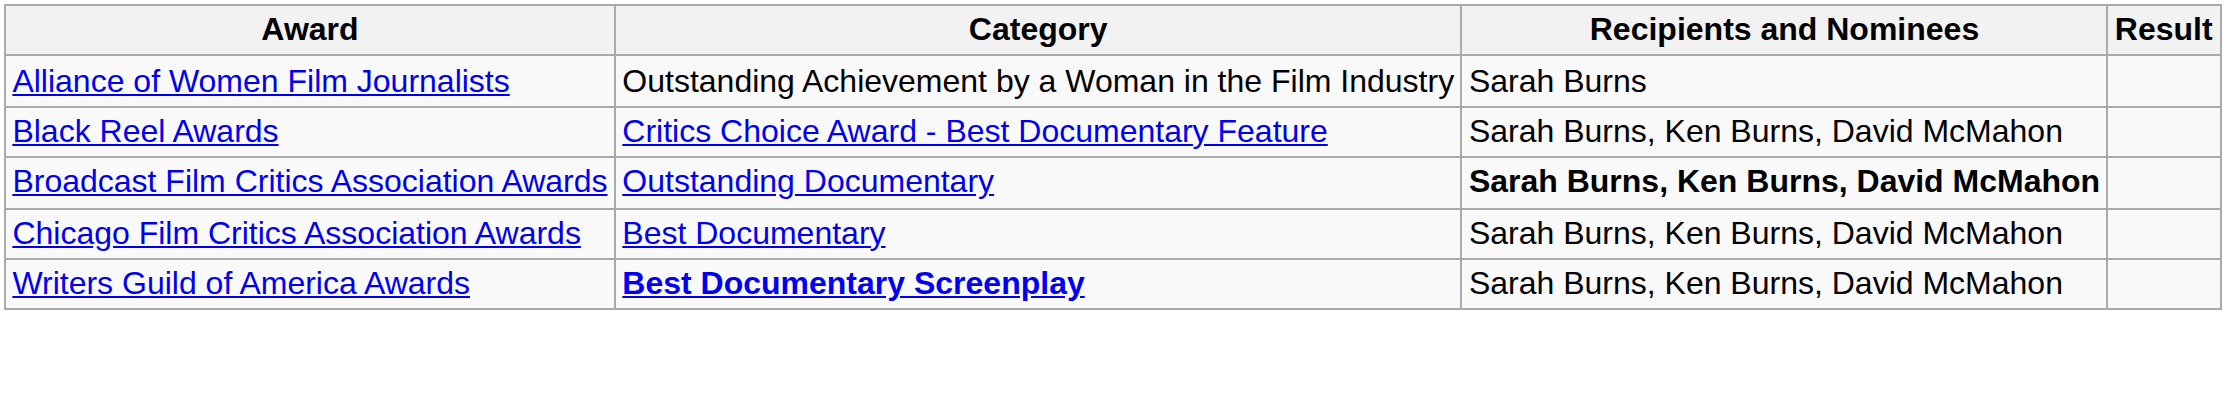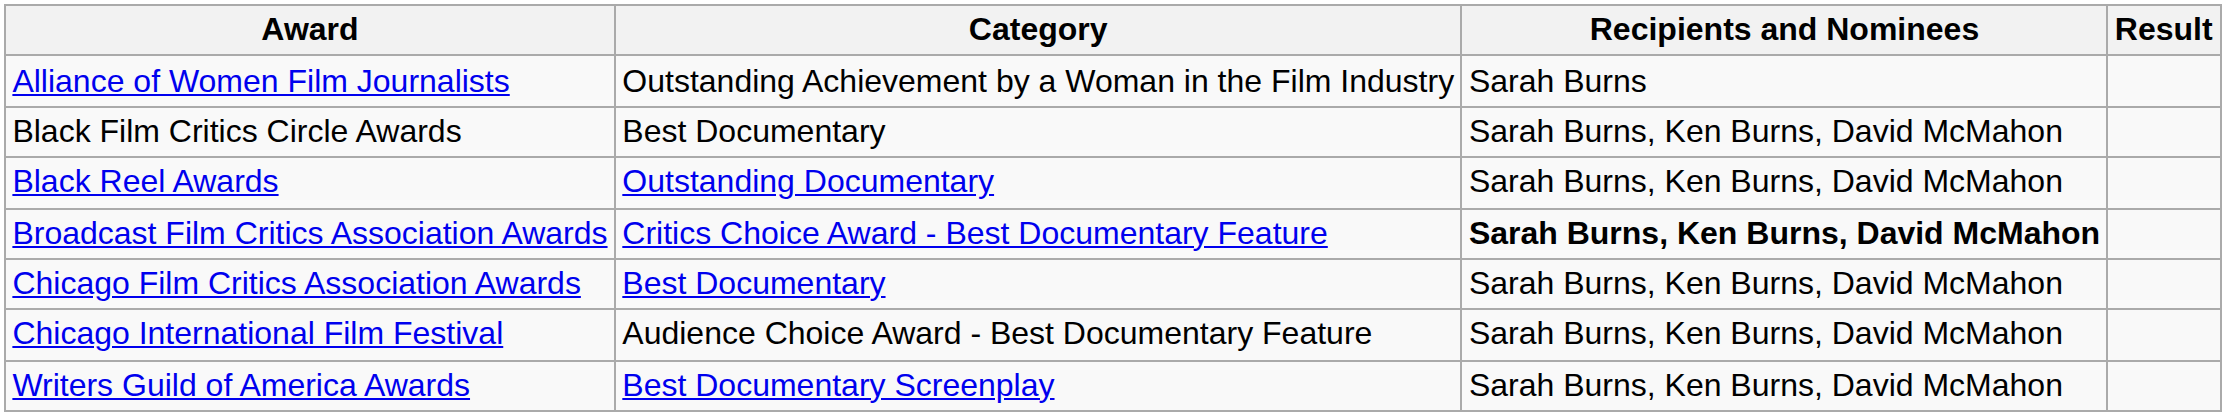+ row: (237, 131)
(975, 131) Critics Choice Award - Best Documentary Feature -> (808, 182) Outstanding Documentary
(808, 182) Outstanding Documentary -> (975, 232) Critics Choice Award - Best Documentary Feature
+ row: (258, 334)
(854, 283) bold -> (838, 385) normal
